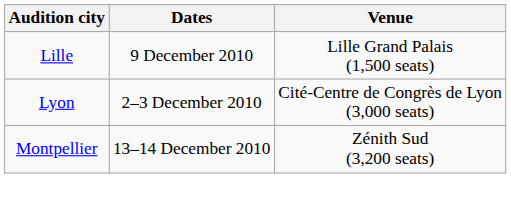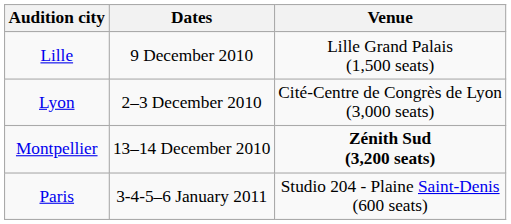(390, 149) normal -> (390, 149) bold
+ row: (57, 195)
